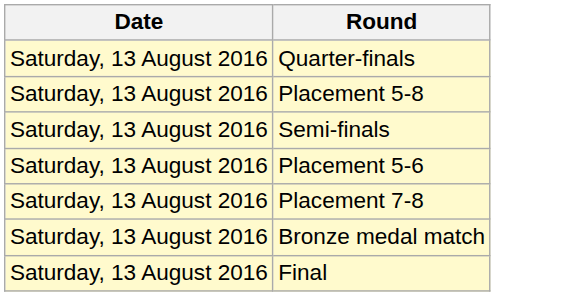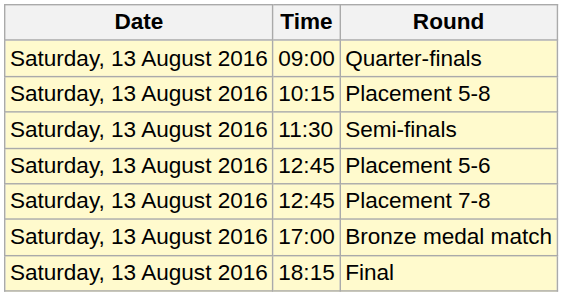+ column: (306, 22)
